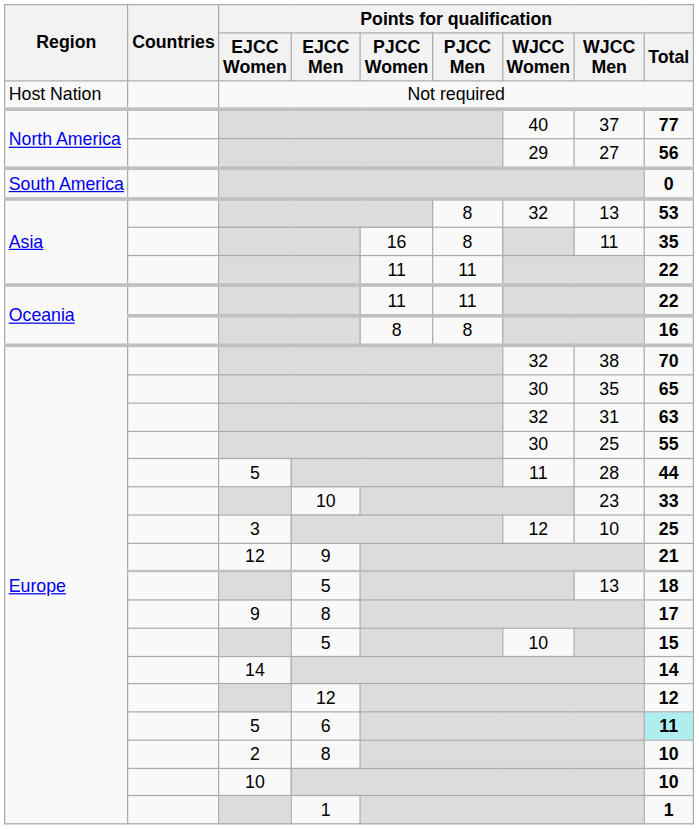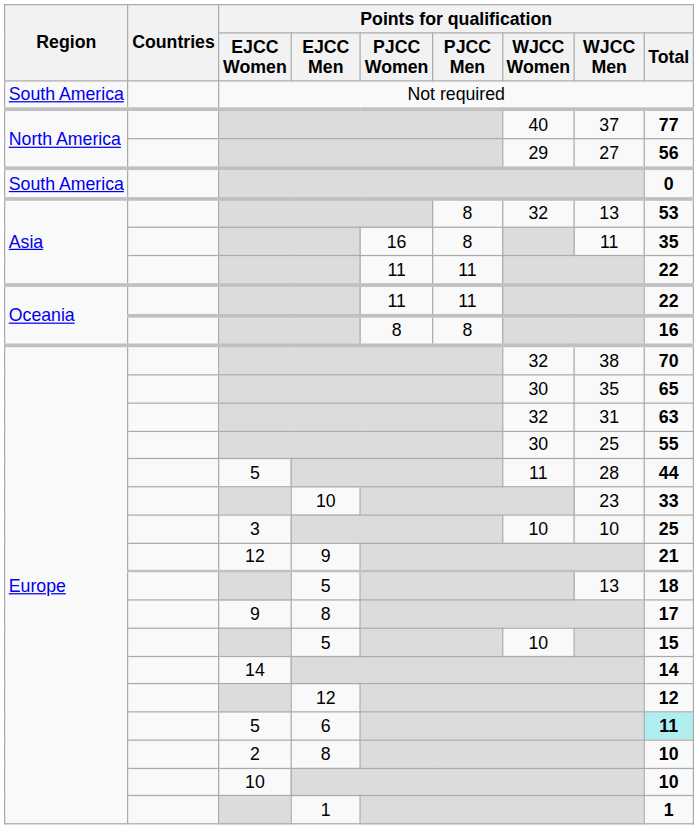(55, 95) Host Nation -> (66, 95) South America
(538, 529) 12 -> (538, 529) 10
